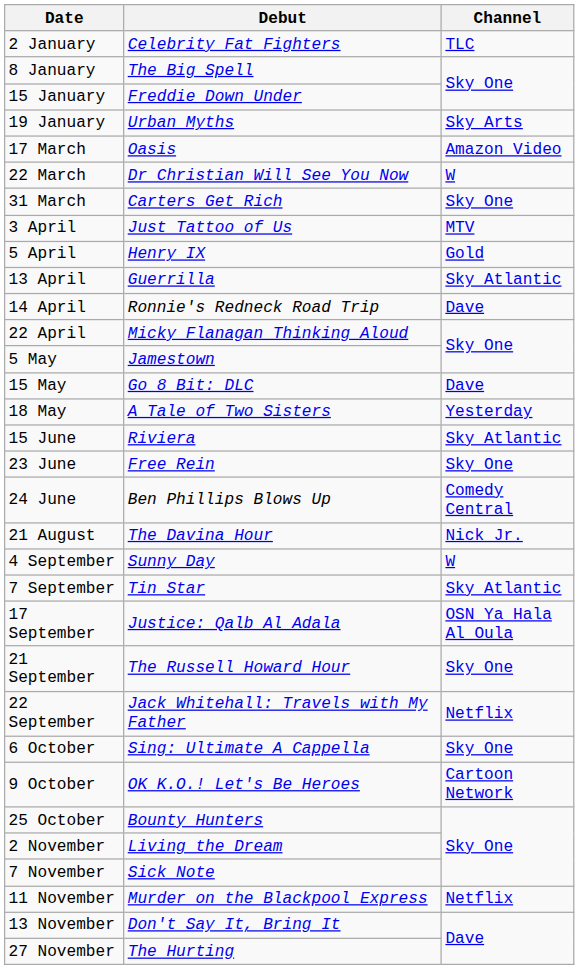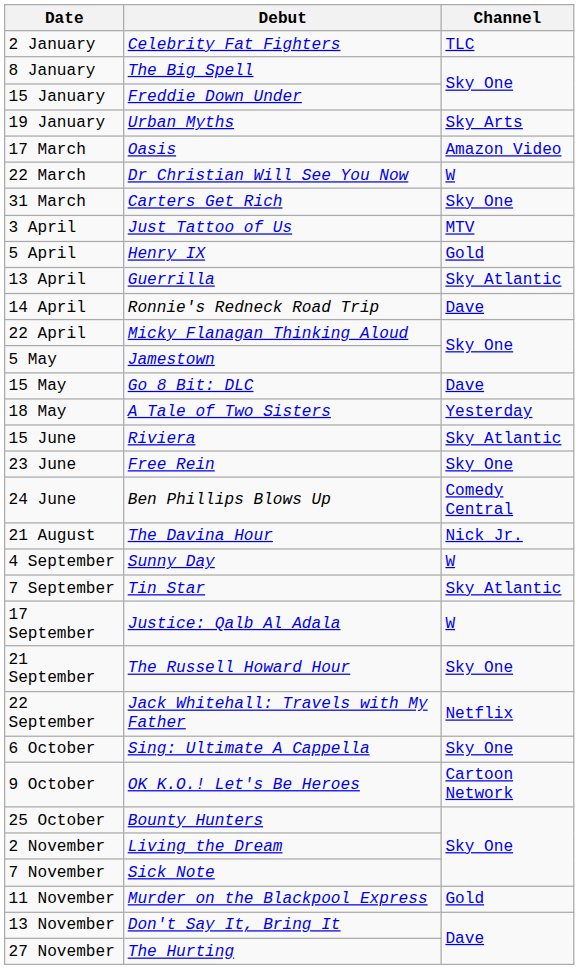(499, 624) OSN Ya Hala Al Oula -> (450, 624) W
(479, 899) Netflix -> (465, 899) Gold
